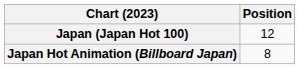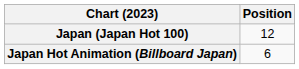(267, 53) 8 -> (267, 53) 6
